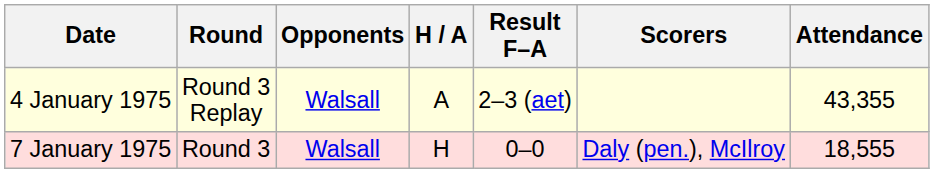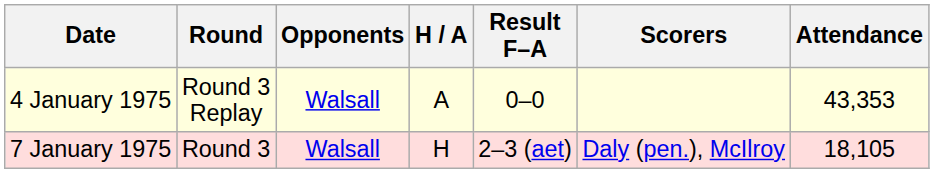(525, 99) 2–3 (aet) -> (525, 99) 0–0
(859, 99) 43,355 -> (859, 99) 43,353
(525, 149) 0–0 -> (525, 149) 2–3 (aet)
(859, 149) 18,555 -> (859, 149) 18,105
